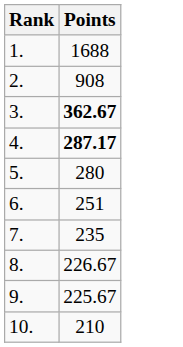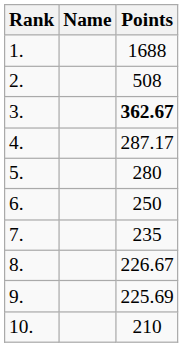+ column: (87, 19)
(90, 81) 908 -> (147, 81) 508
(90, 142) bold -> (147, 142) normal
(90, 204) 251 -> (147, 204) 250
(90, 296) 225.67 -> (147, 296) 225.69
